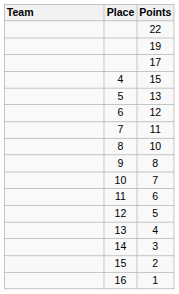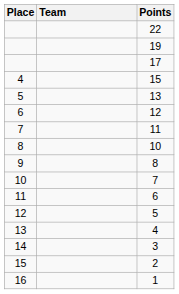columns swapped: (120, 12) <-> (20, 12)
